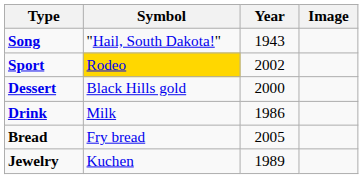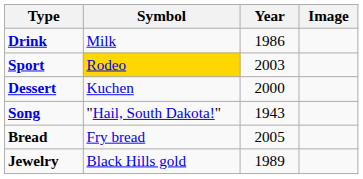rows swapped: (27, 112) <-> (24, 40)
(270, 64) 2002 -> (270, 64) 2003
(136, 88) Black Hills gold -> (110, 88) Kuchen
(110, 161) Kuchen -> (136, 161) Black Hills gold
